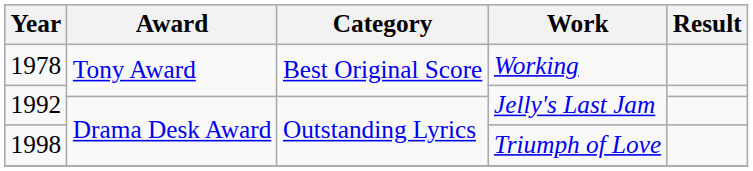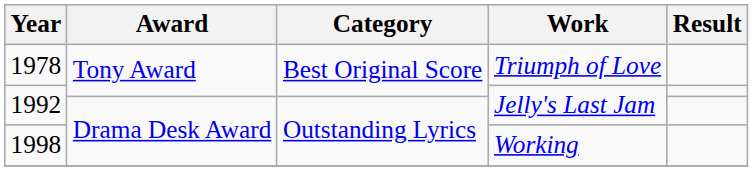(536, 64) Working -> (578, 64) Triumph of Love
(578, 144) Triumph of Love -> (536, 144) Working
